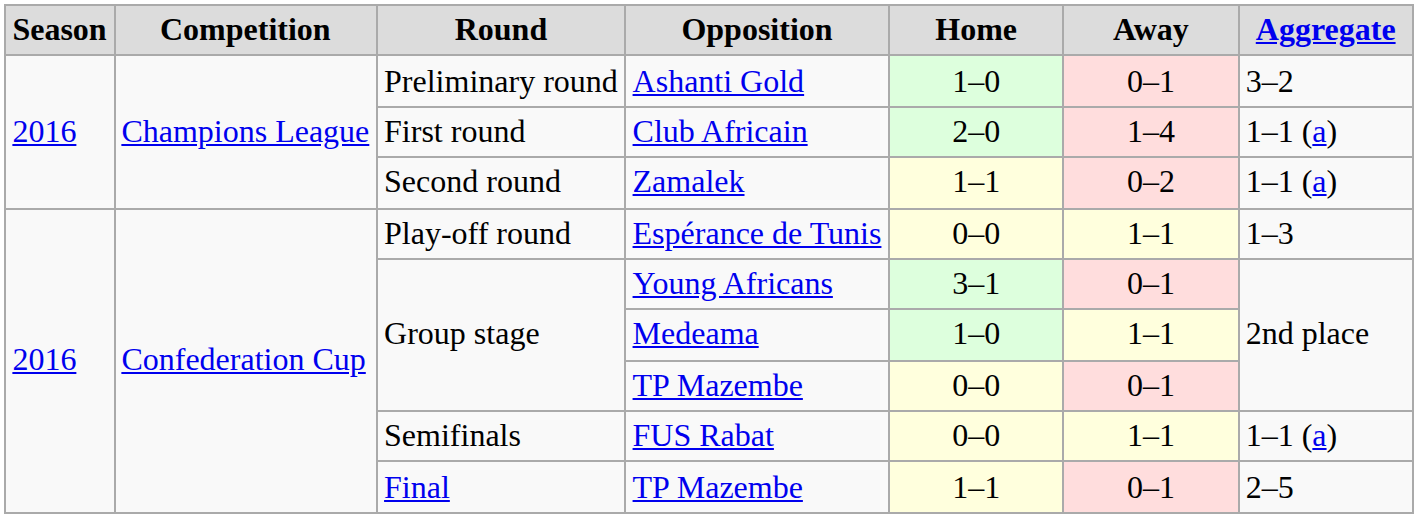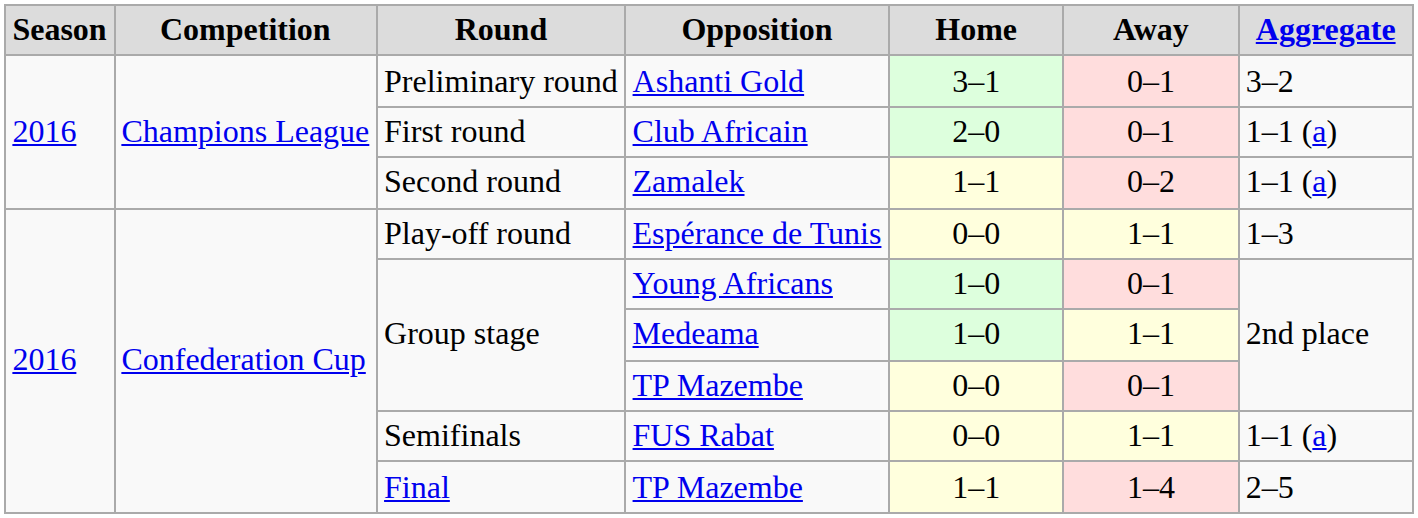(976, 80) 1–0 -> (976, 80) 3–1
(1151, 131) 1–4 -> (1151, 131) 0–1
(976, 283) 3–1 -> (976, 283) 1–0
(1151, 486) 0–1 -> (1151, 486) 1–4
